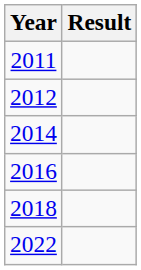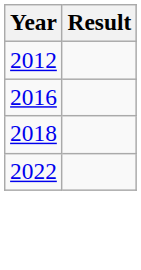- row: (33, 60)
- row: (33, 134)
